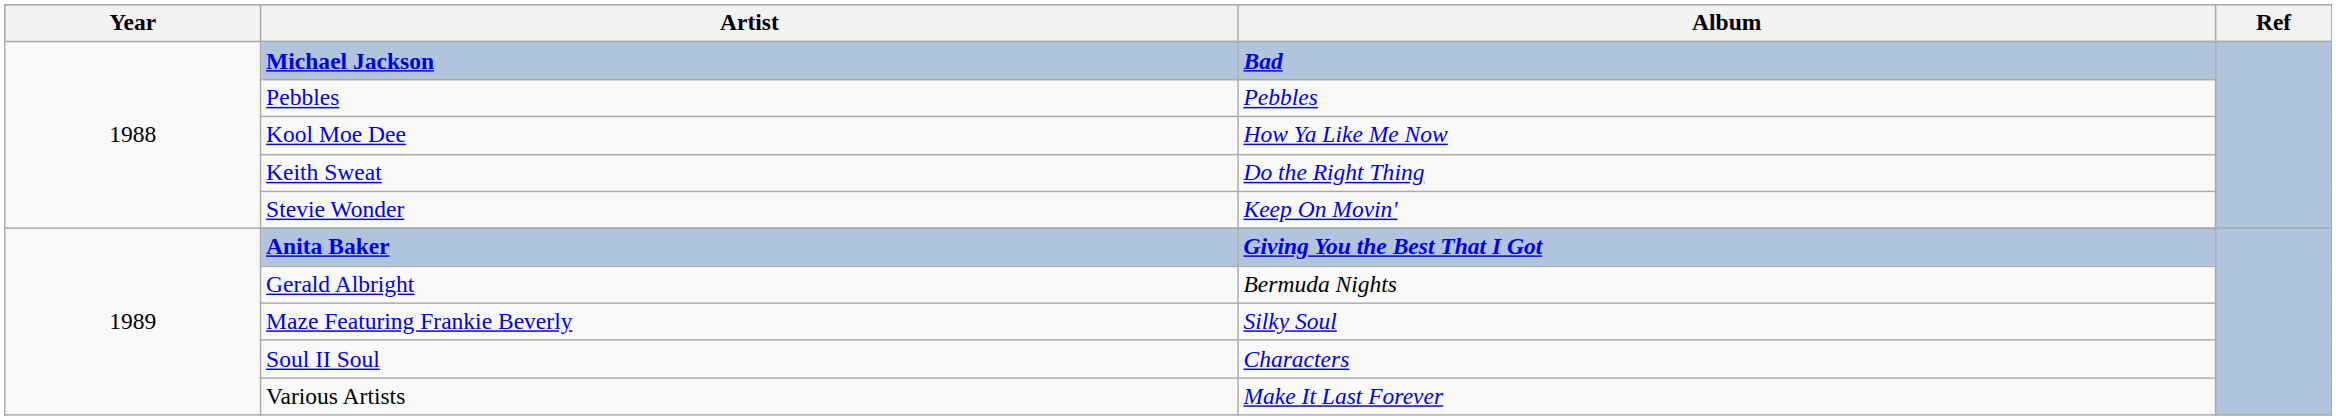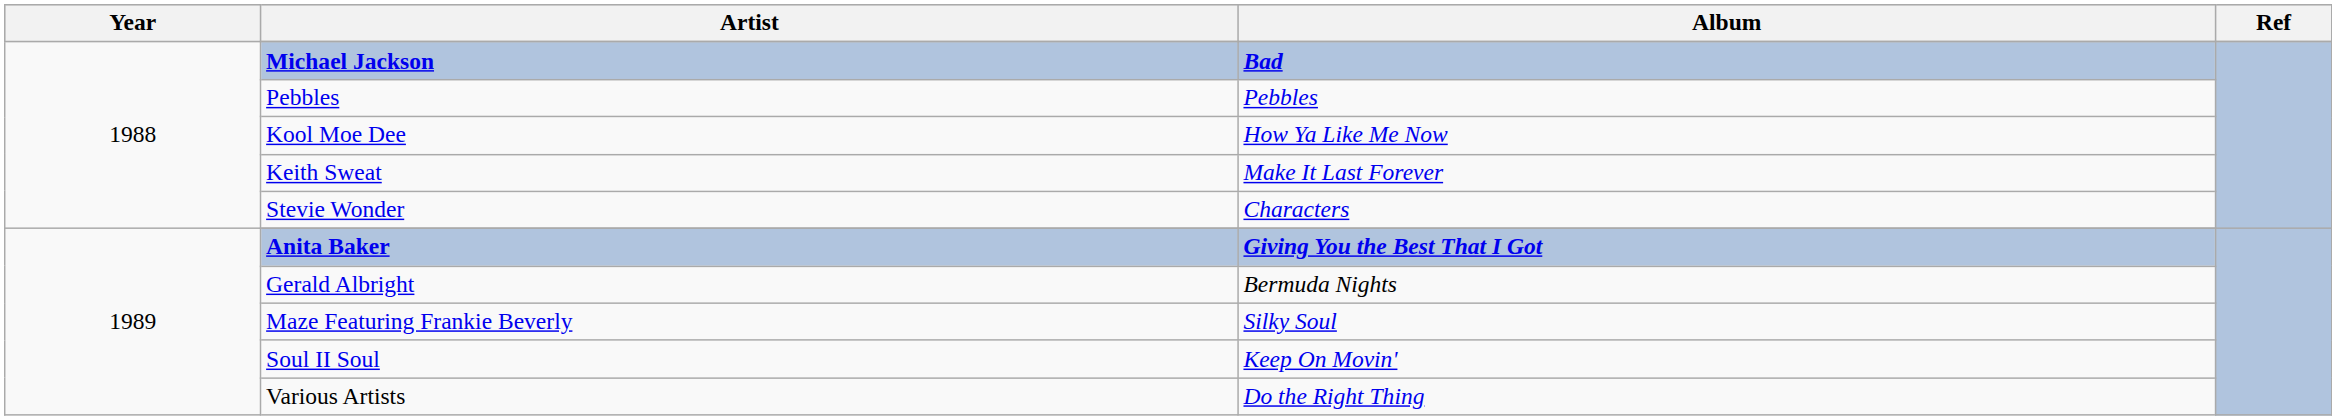(1334, 172) Do the Right Thing -> (1343, 172) Make It Last Forever
(1320, 209) Keep On Movin' -> (1296, 209) Characters
(1296, 358) Characters -> (1320, 358) Keep On Movin'
(1343, 396) Make It Last Forever -> (1334, 396) Do the Right Thing
